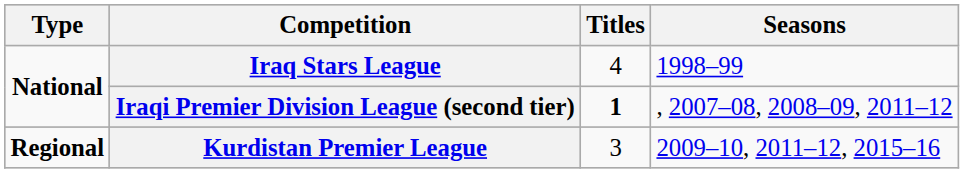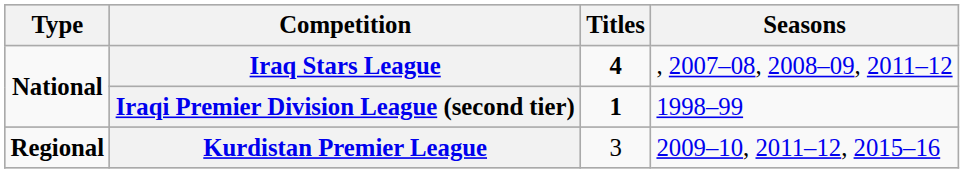(616, 65) normal -> (616, 65) bold
(700, 65) 1998–99 -> (805, 65) , 2007–08, 2008–09, 2011–12
(805, 106) , 2007–08, 2008–09, 2011–12 -> (700, 106) 1998–99
